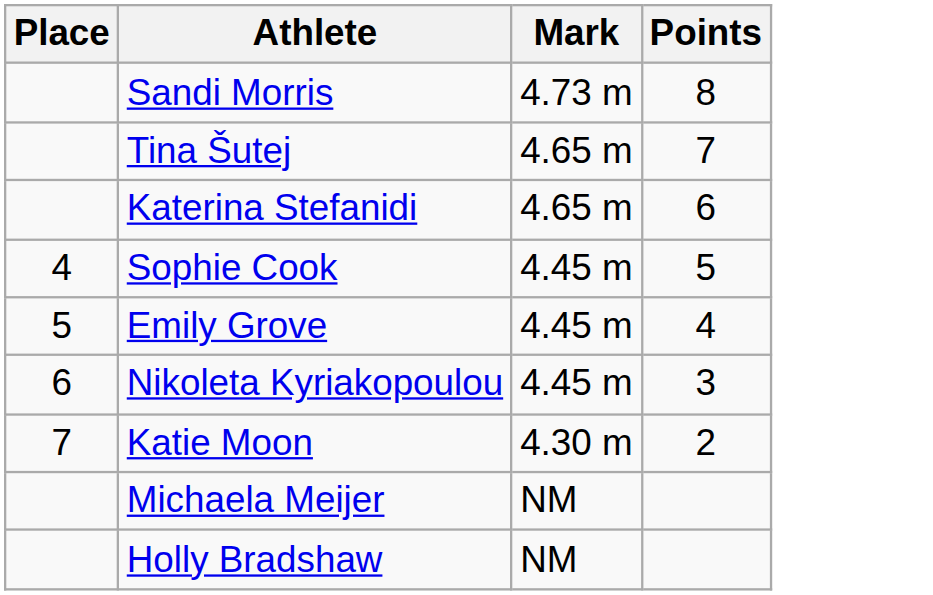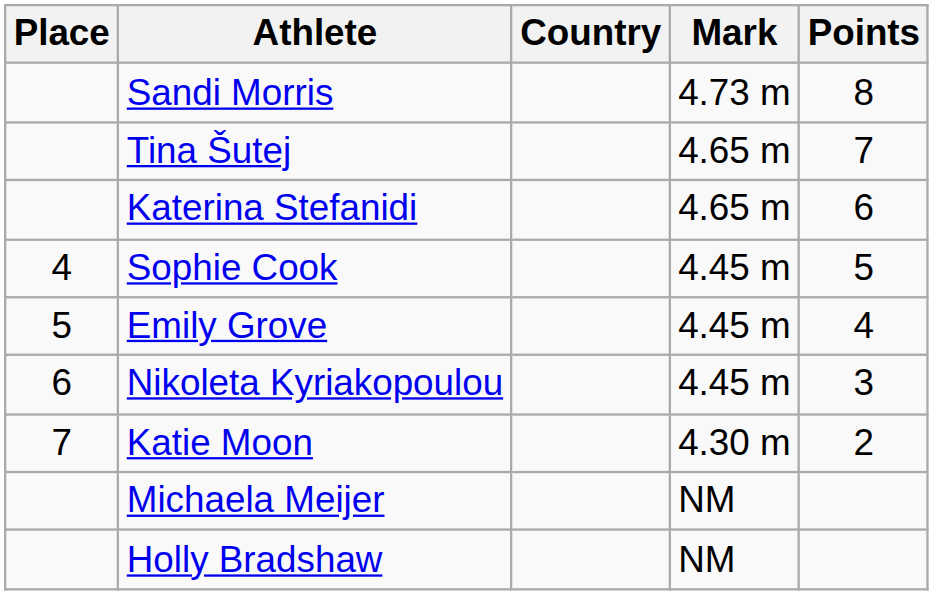+ column: (591, 33)
